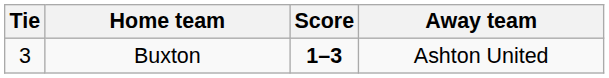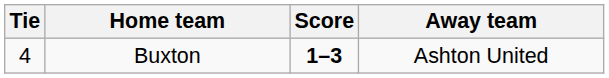(25, 55) 3 -> (25, 55) 4
